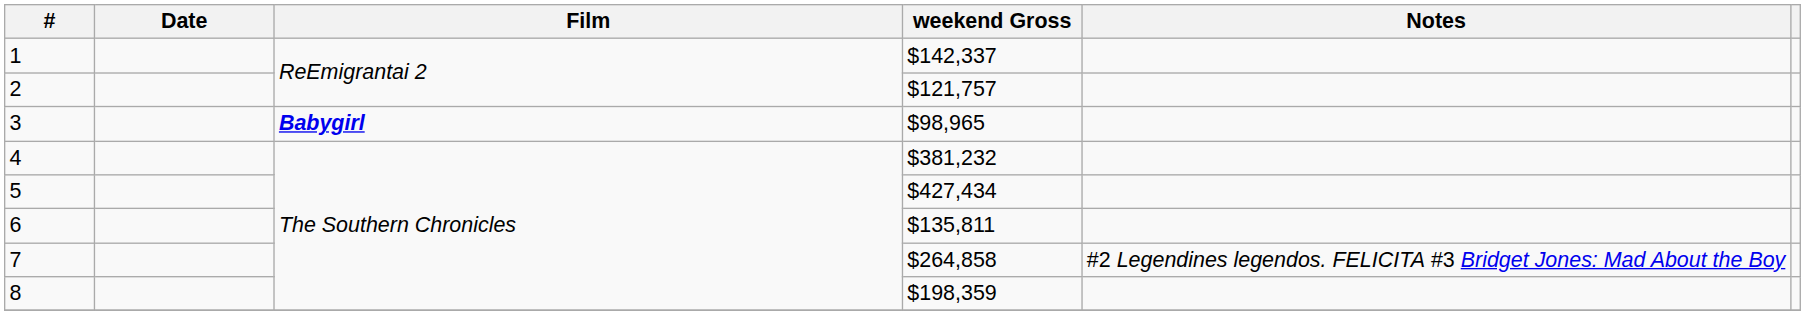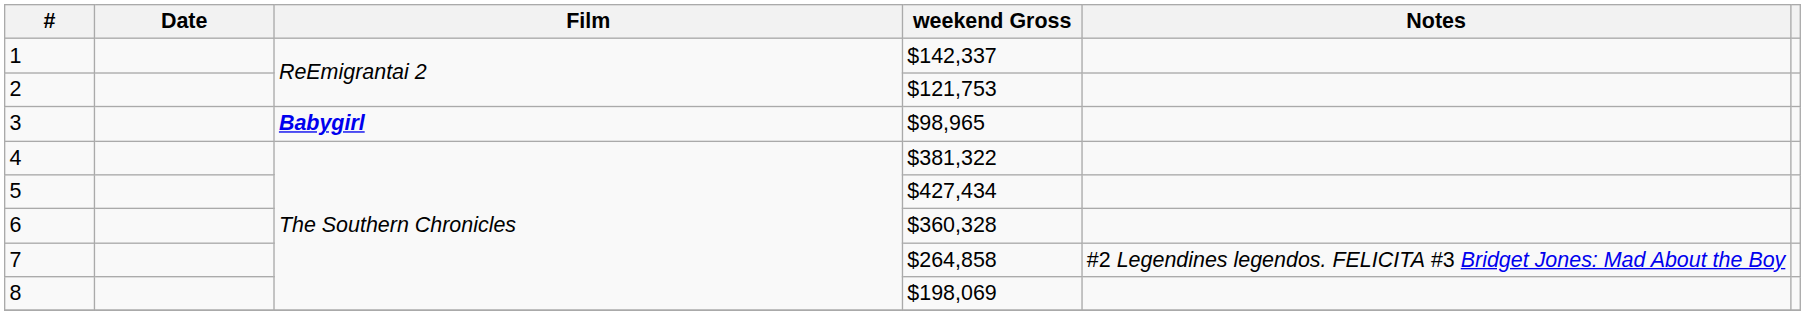(952, 89) $121,757 -> (952, 89) $121,753
(952, 157) $381,232 -> (952, 157) $381,322
(951, 225) $135,811 -> (952, 225) $360,328
(952, 293) $198,359 -> (952, 293) $198,069
